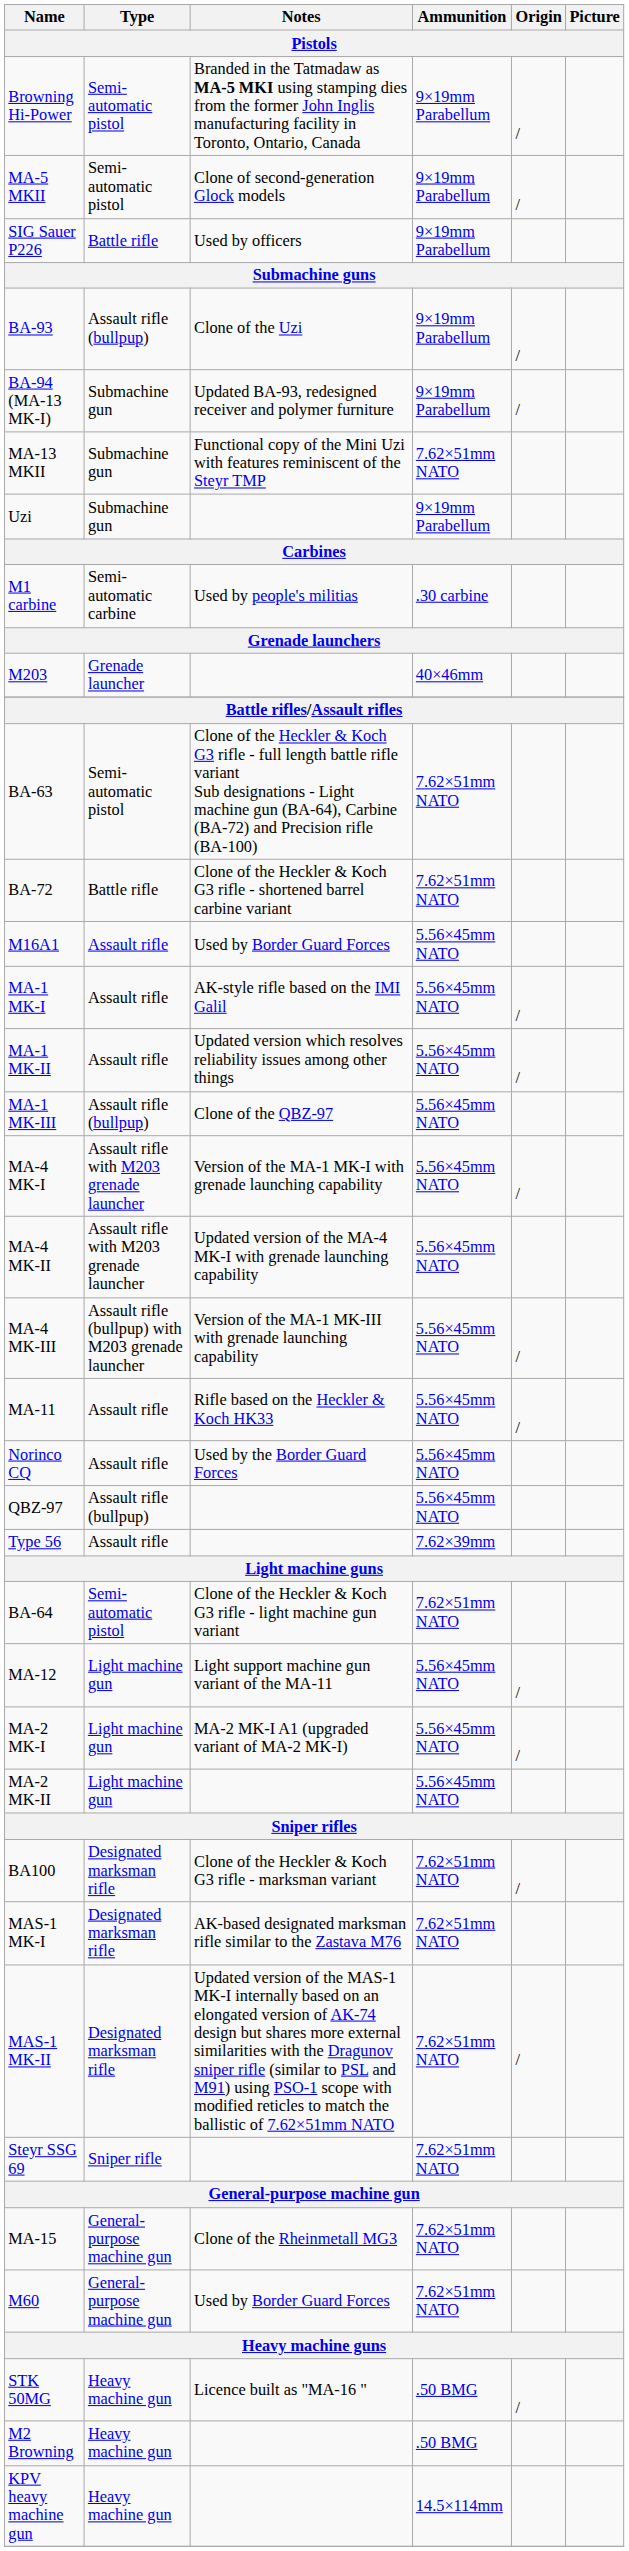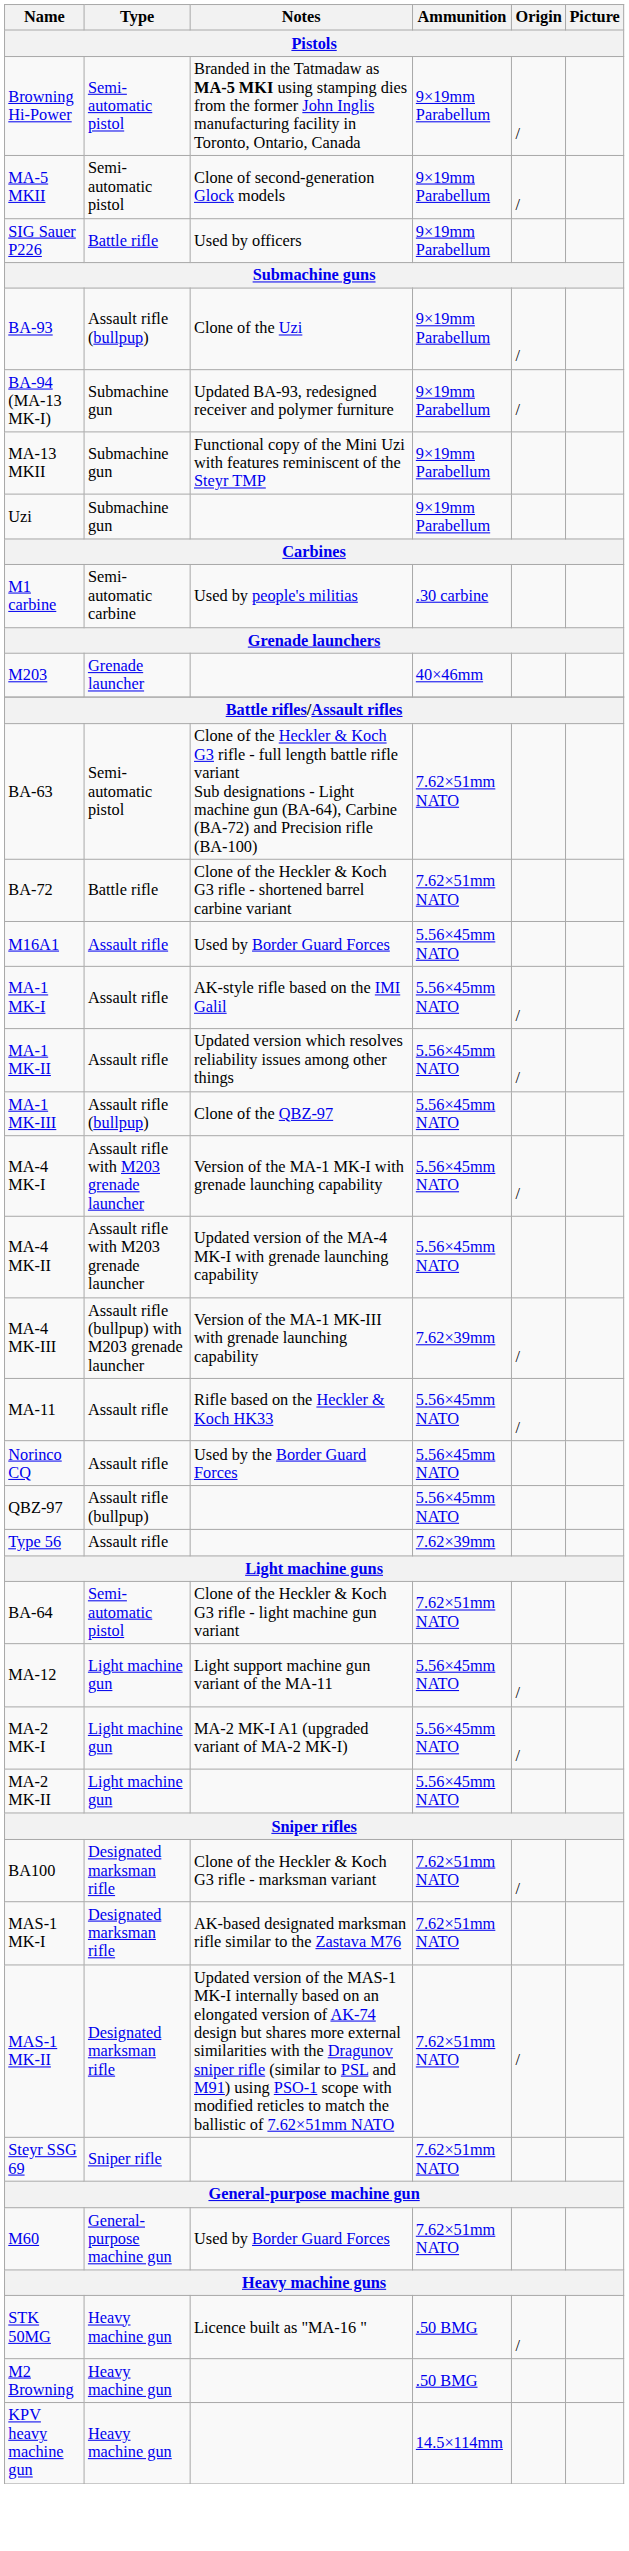(456, 463) 7.62×51mm NATO -> (453, 463) 9×19mm Parabellum
(456, 1337) 5.56×45mm NATO -> (456, 1337) 7.62×39mm
- row: (32, 2238)
